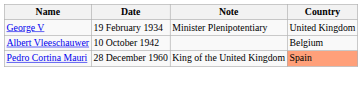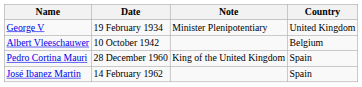(301, 58) lightsalmon background -> (301, 58) no background
+ row: (44, 74)
